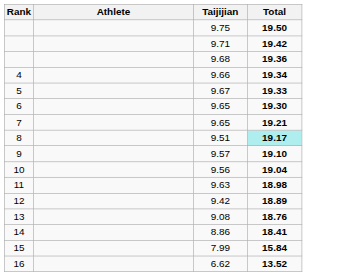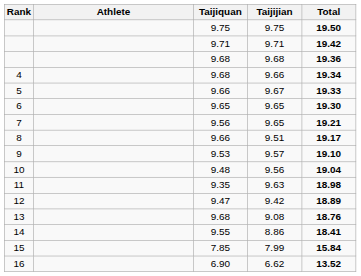+ column: (220, 12)
(275, 138) paleturquoise background -> (329, 138) no background
